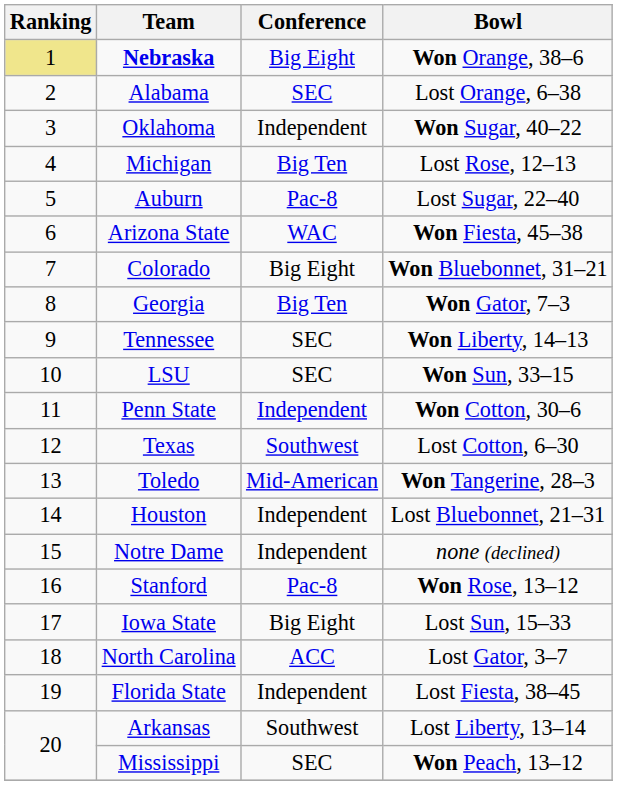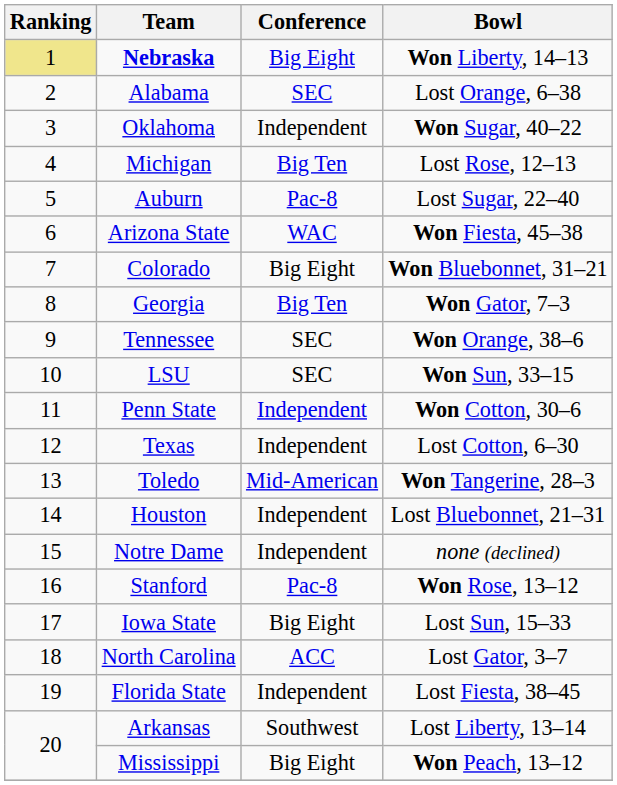(498, 57) Won Orange, 38–6 -> (498, 57) Won Liberty, 14–13
(498, 339) Won Liberty, 14–13 -> (498, 339) Won Orange, 38–6
(312, 445) Southwest -> (312, 445) Independent
(312, 762) SEC -> (312, 762) Big Eight
